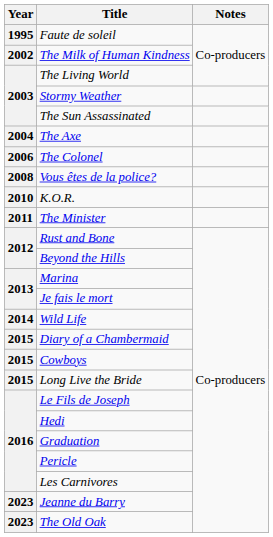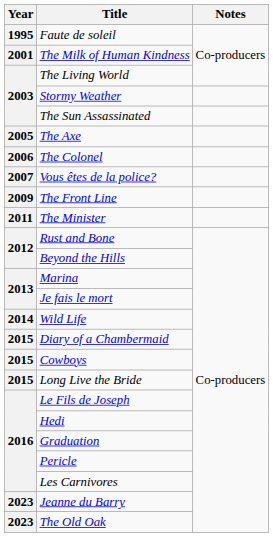(21, 55) 2002 -> (21, 55) 2001
(21, 136) 2004 -> (21, 136) 2005
(21, 177) 2008 -> (21, 177) 2007
+ row: (78, 197)
- row: (57, 197)
